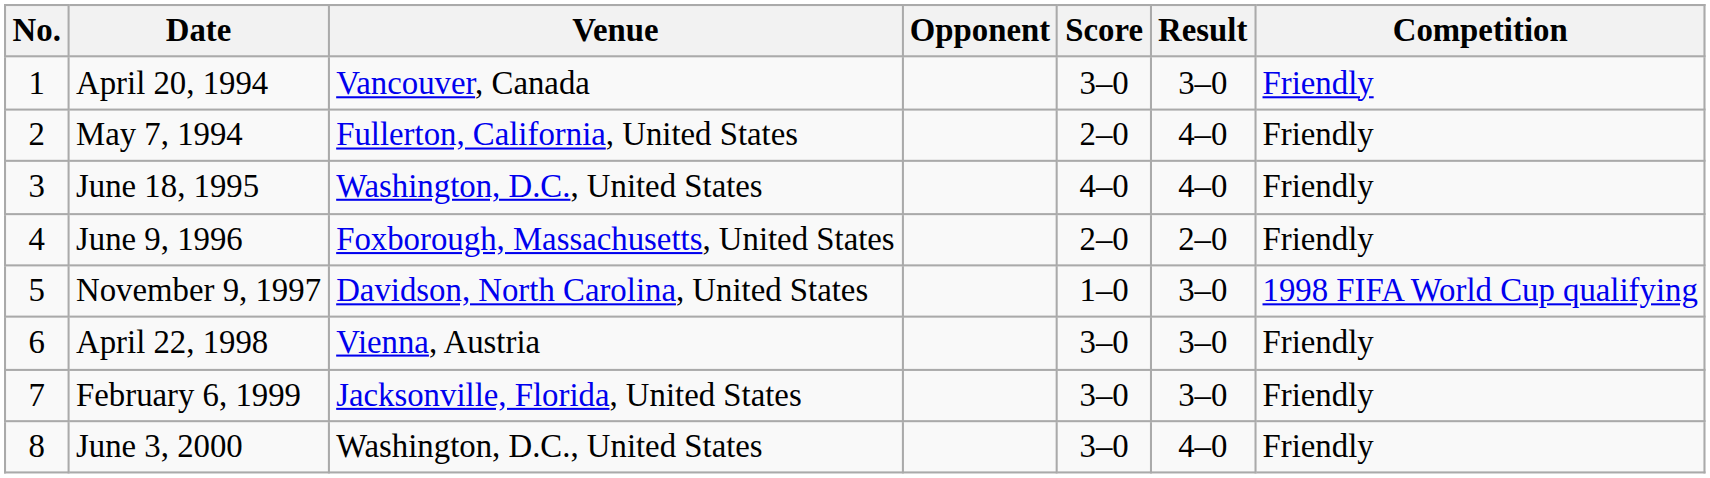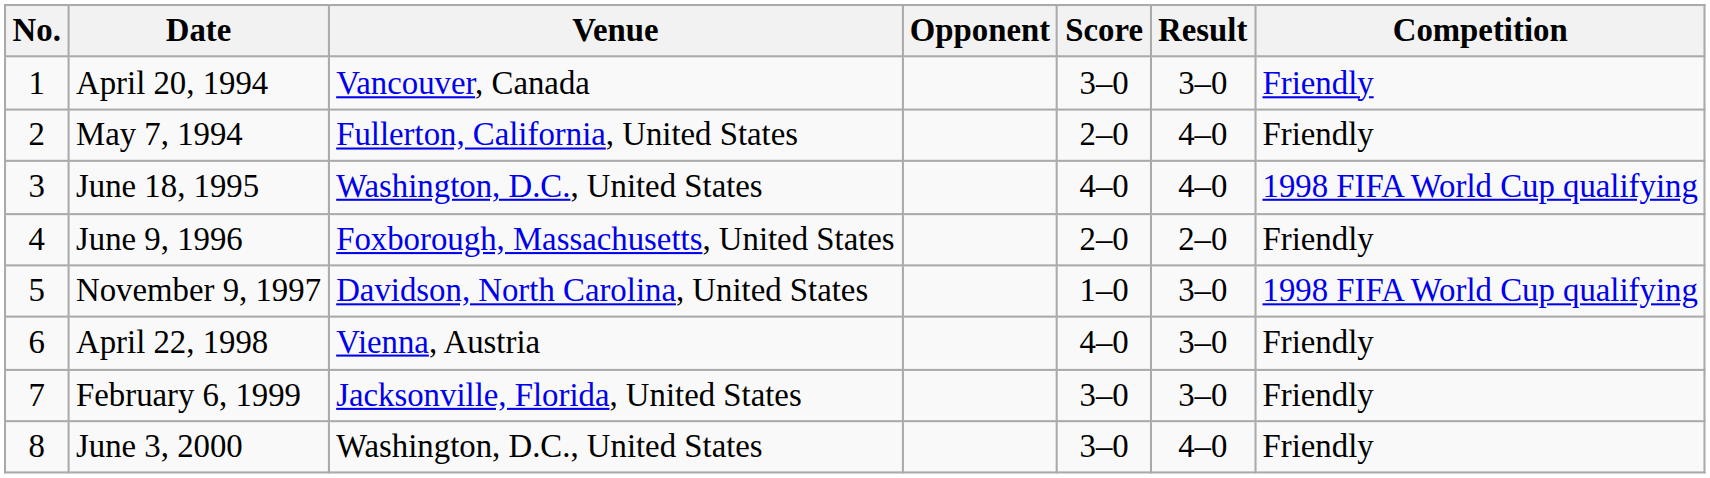(1318, 186) Friendly -> (1480, 186) 1998 FIFA World Cup qualifying
(1104, 342) 3–0 -> (1104, 342) 4–0
